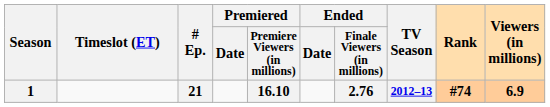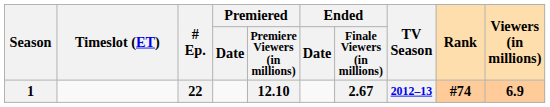(195, 91) 21 -> (195, 91) 22
(274, 91) 16.10 -> (274, 91) 12.10
(361, 91) 2.76 -> (361, 91) 2.67
